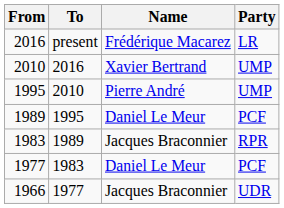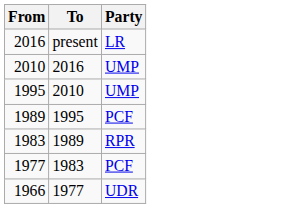- column: (168, 16)
